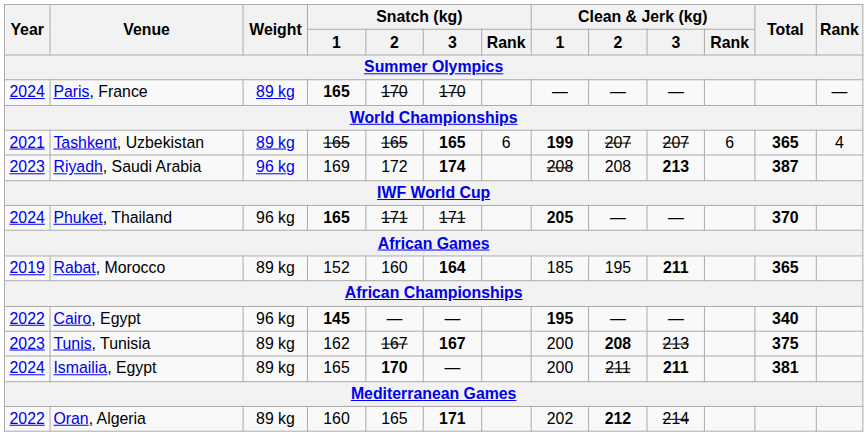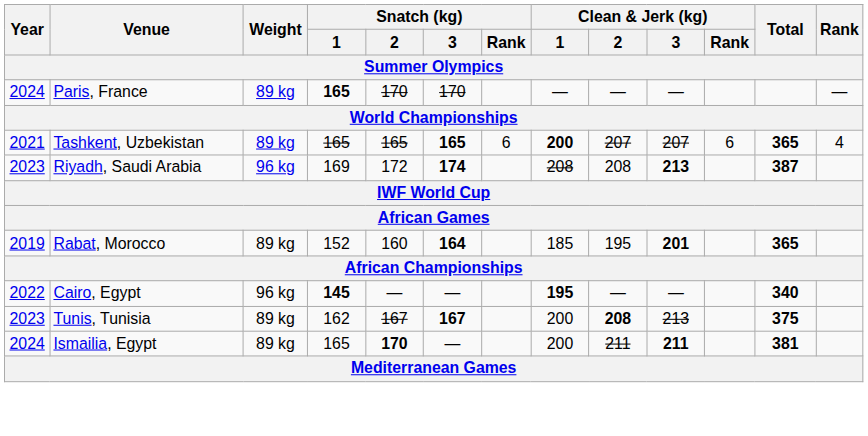(560, 142) 199 -> (560, 142) 200
- row: (113, 218)
(676, 268) 211 -> (676, 243) 201
- row: (100, 419)
